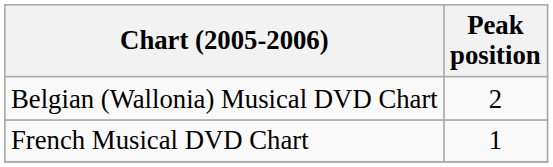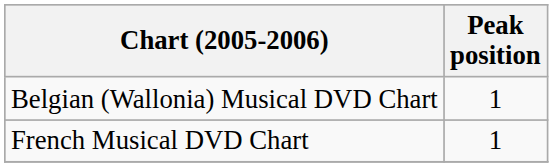(495, 98) 2 -> (495, 98) 1
